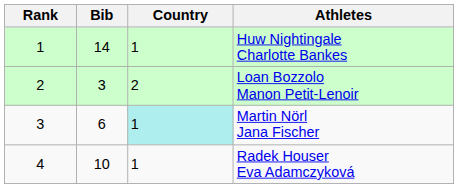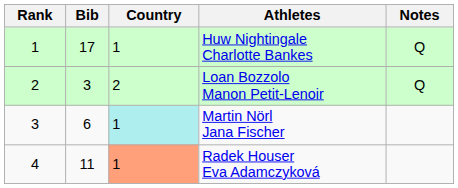+ column: (420, 15)
(102, 46) 14 -> (87, 46) 17
(102, 163) 10 -> (87, 163) 11
(135, 163) no background -> (116, 163) lightsalmon background
